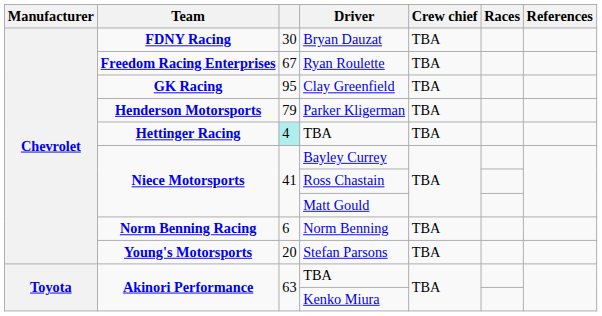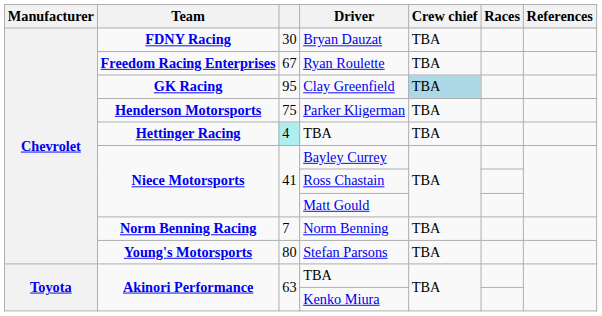(426, 87) no background -> (426, 87) lightblue background
(289, 110) 79 -> (289, 110) 75
(286, 228) 6 -> (286, 228) 7
(289, 252) 20 -> (289, 252) 80
